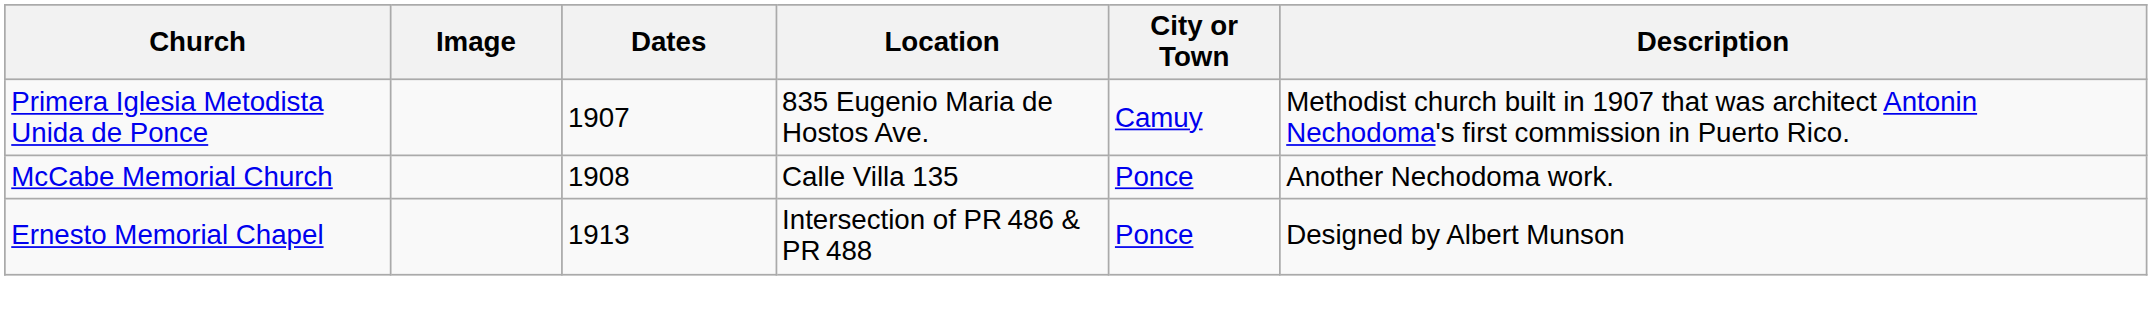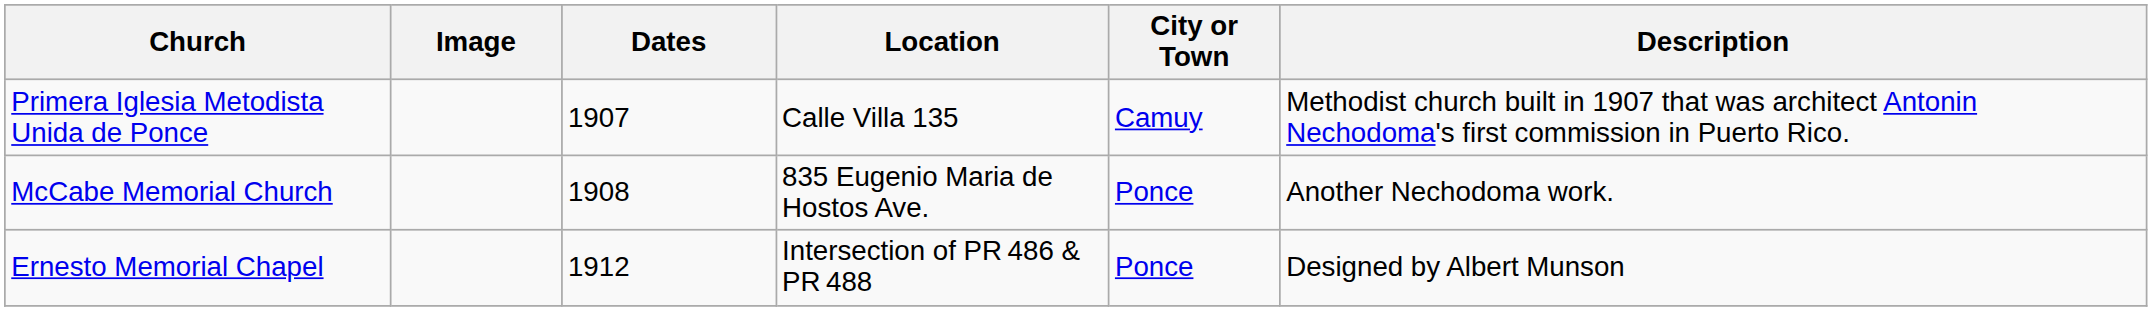(917, 117) 835 Eugenio Maria de Hostos Ave. -> (870, 117) Calle Villa 135
(870, 176) Calle Villa 135 -> (917, 192) 835 Eugenio Maria de Hostos Ave.
(599, 235) 1913 -> (599, 267) 1912
